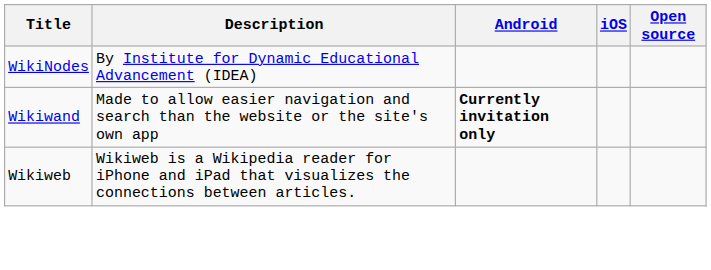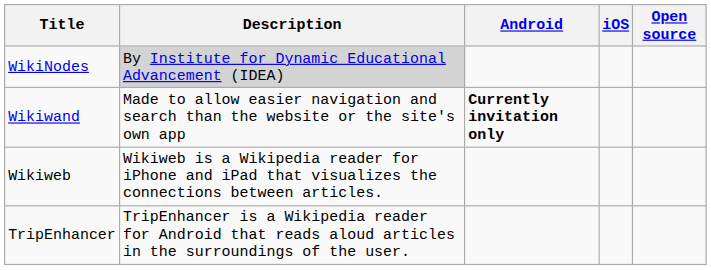(257, 67) no background -> (284, 67) lightgrey background
+ row: (62, 235)
